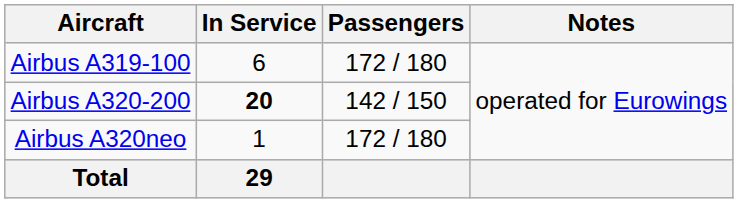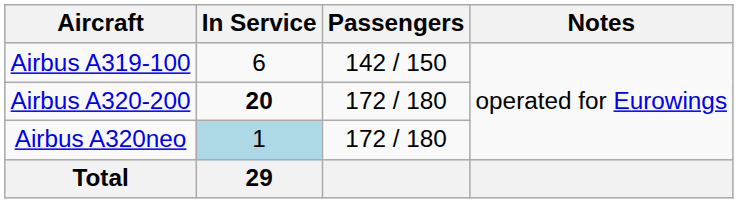(396, 62) 172 / 180 -> (396, 62) 142 / 150
(396, 100) 142 / 150 -> (396, 100) 172 / 180
(259, 139) no background -> (259, 139) lightblue background
